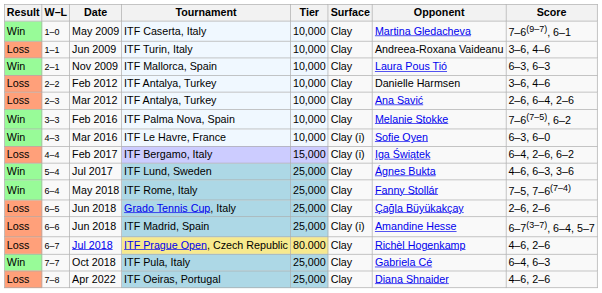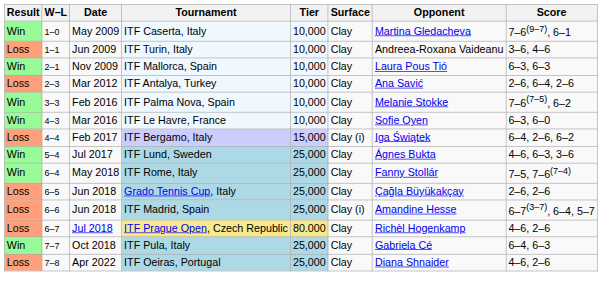- row: (95, 83)
(348, 137) Clay (i) -> (341, 120) Clay
